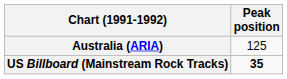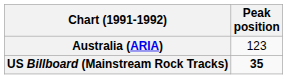(257, 45) 125 -> (257, 45) 123
